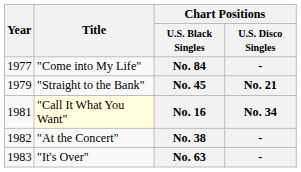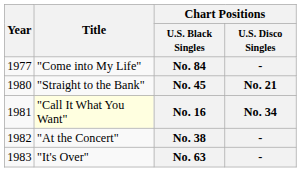(19, 85) 1979 -> (19, 85) 1980
